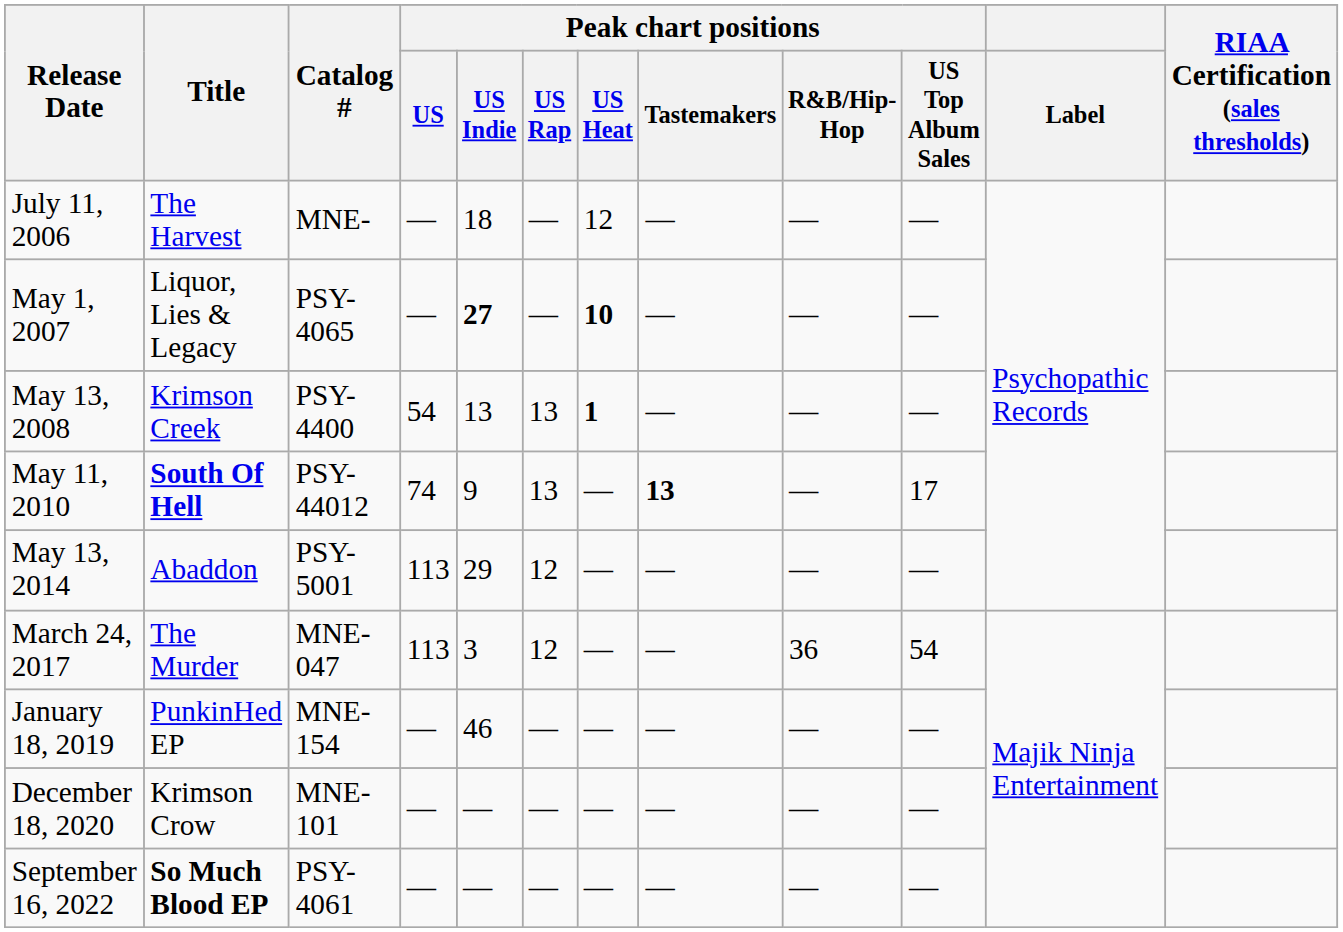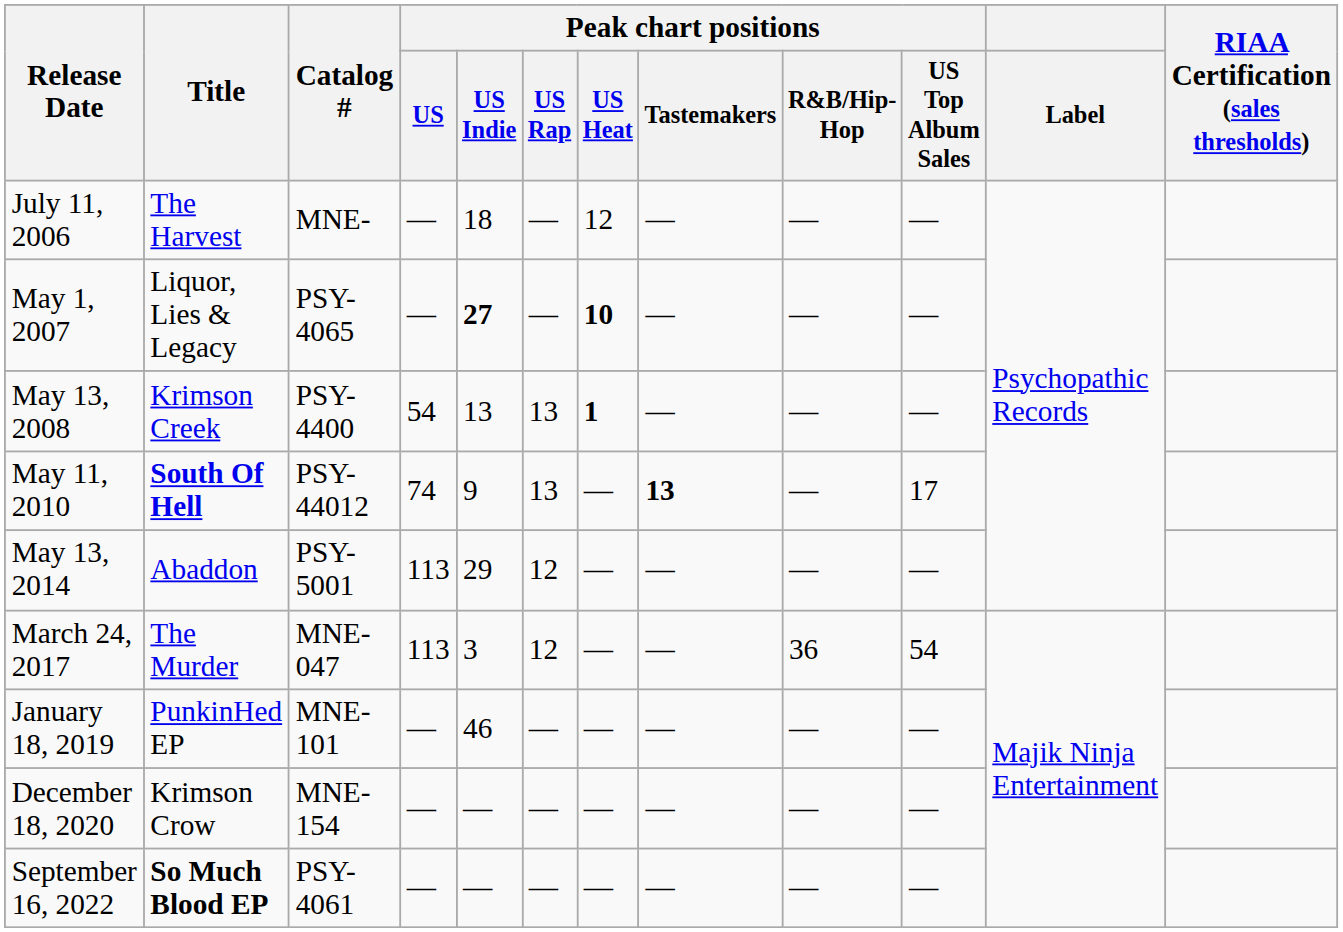(333, 728) MNE-154 -> (333, 728) MNE-101
(333, 807) MNE-101 -> (333, 807) MNE-154
